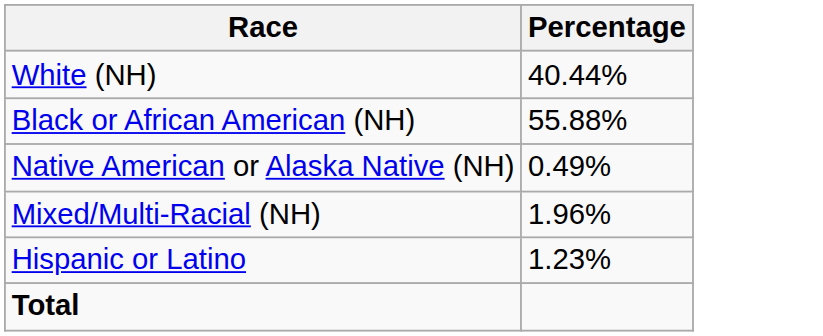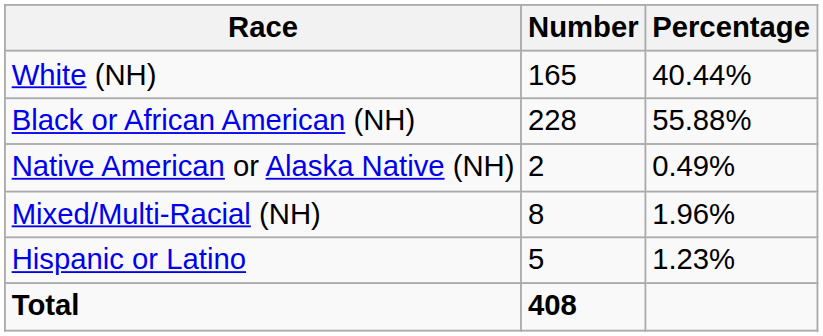+ column: (583, 27)
